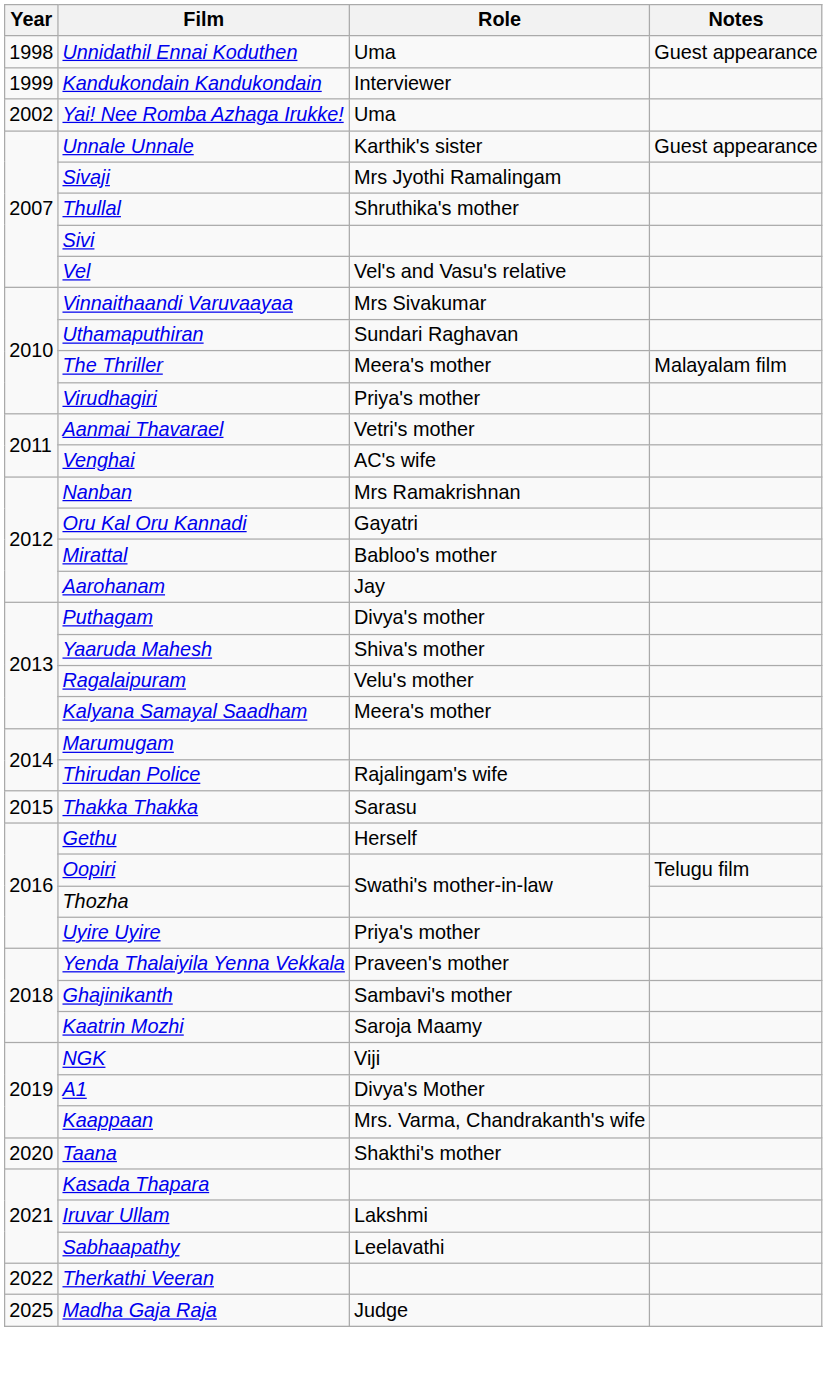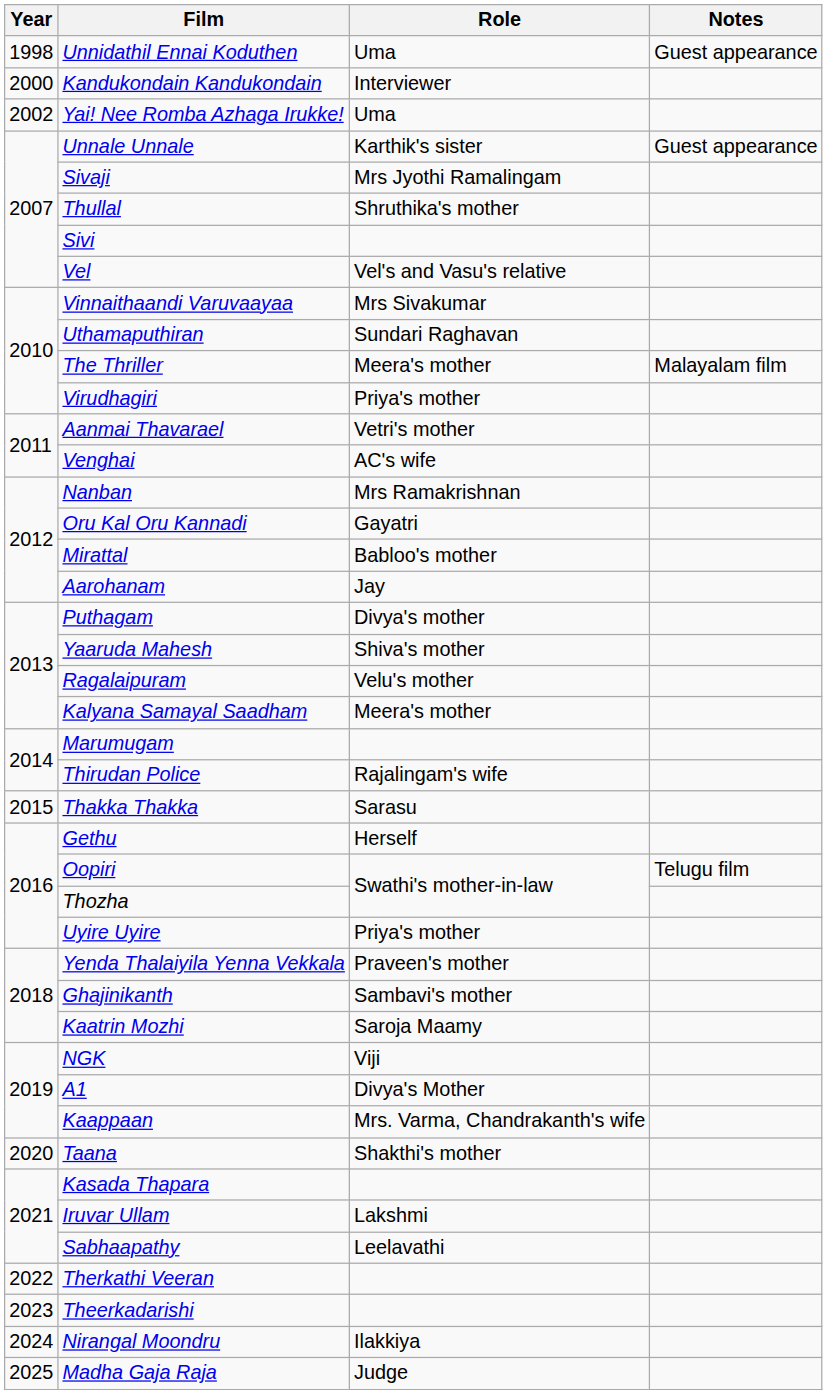(31, 83) 1999 -> (31, 83) 2000
+ row: (128, 1310)
+ row: (141, 1341)
